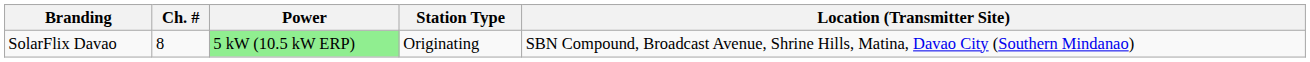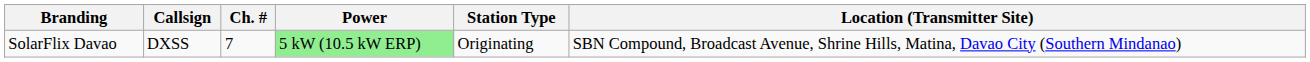+ column: (182, 17)
(160, 43) 8 -> (229, 43) 7
